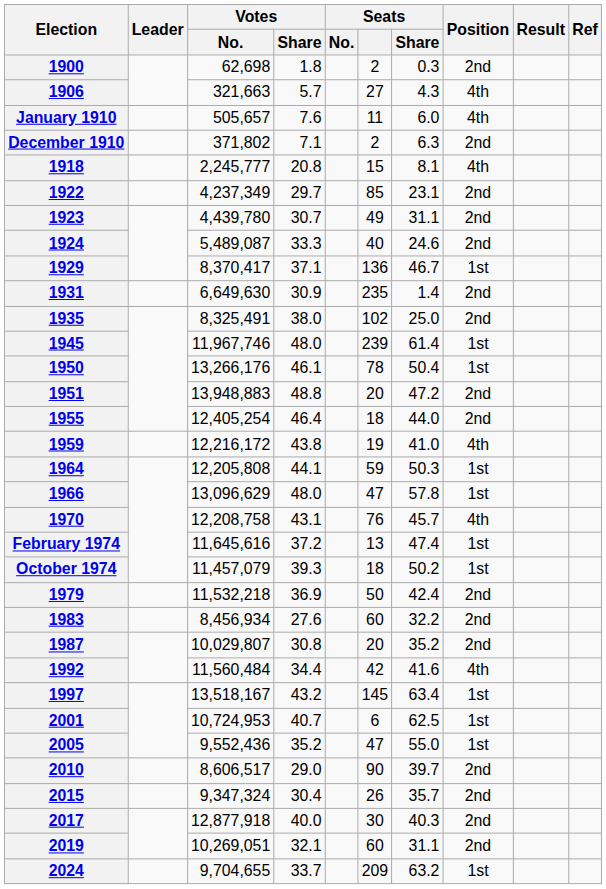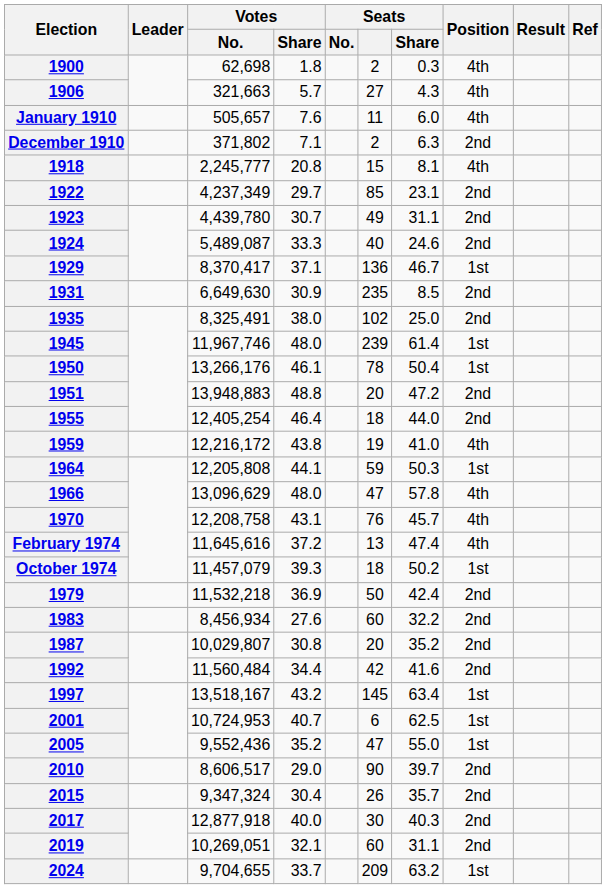(478, 67) 2nd -> (478, 67) 4th
(428, 293) 1.4 -> (428, 293) 8.5
(478, 494) 1st -> (478, 494) 4th
(478, 544) 1st -> (478, 544) 4th
(478, 670) 4th -> (478, 670) 2nd
